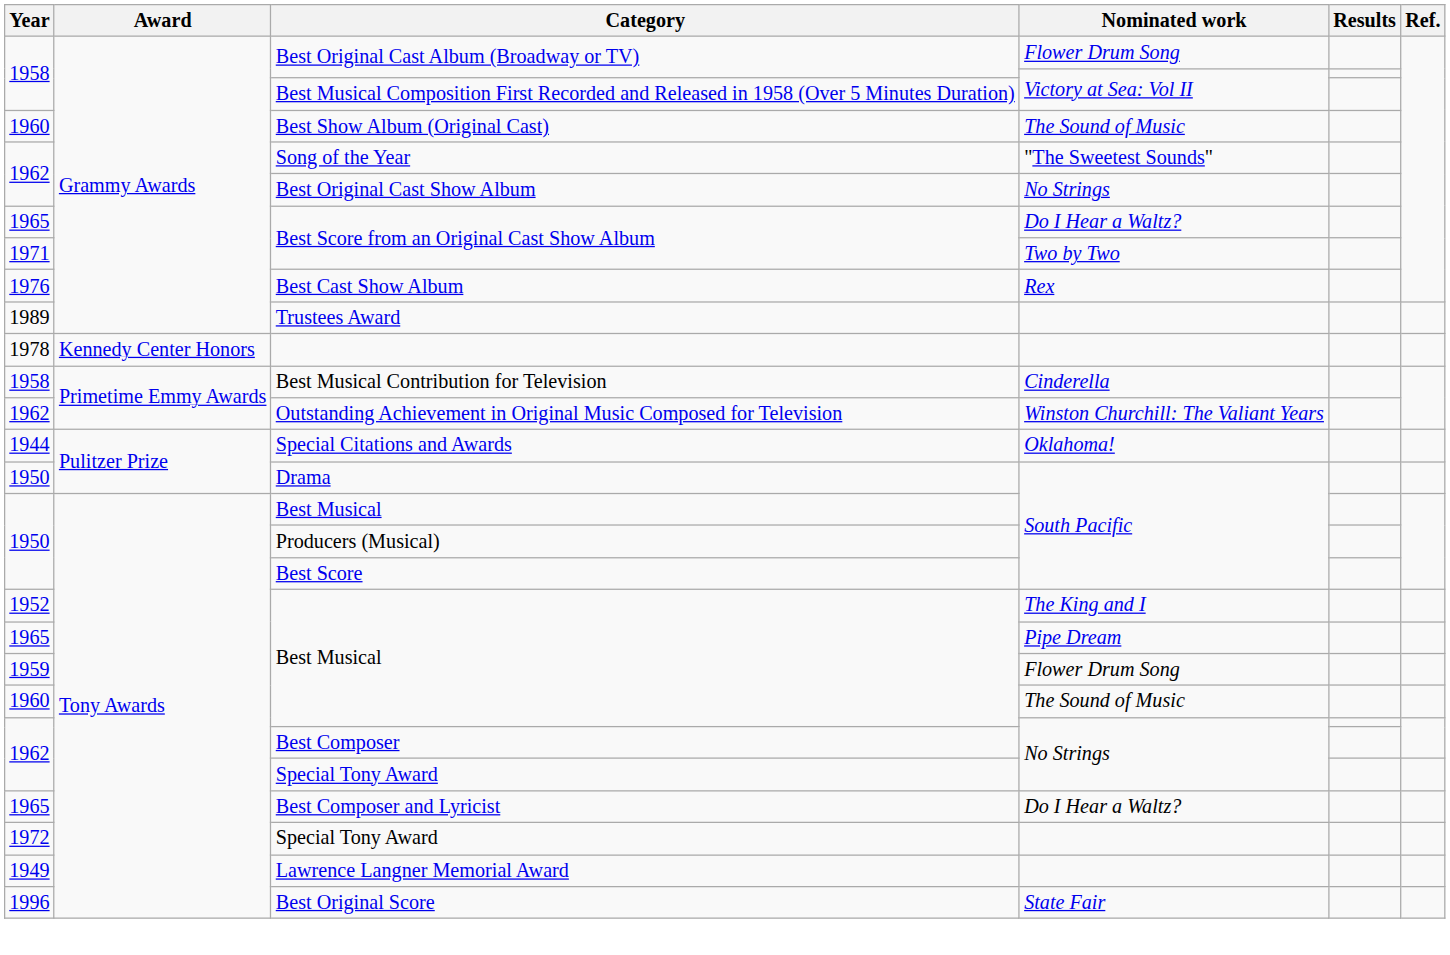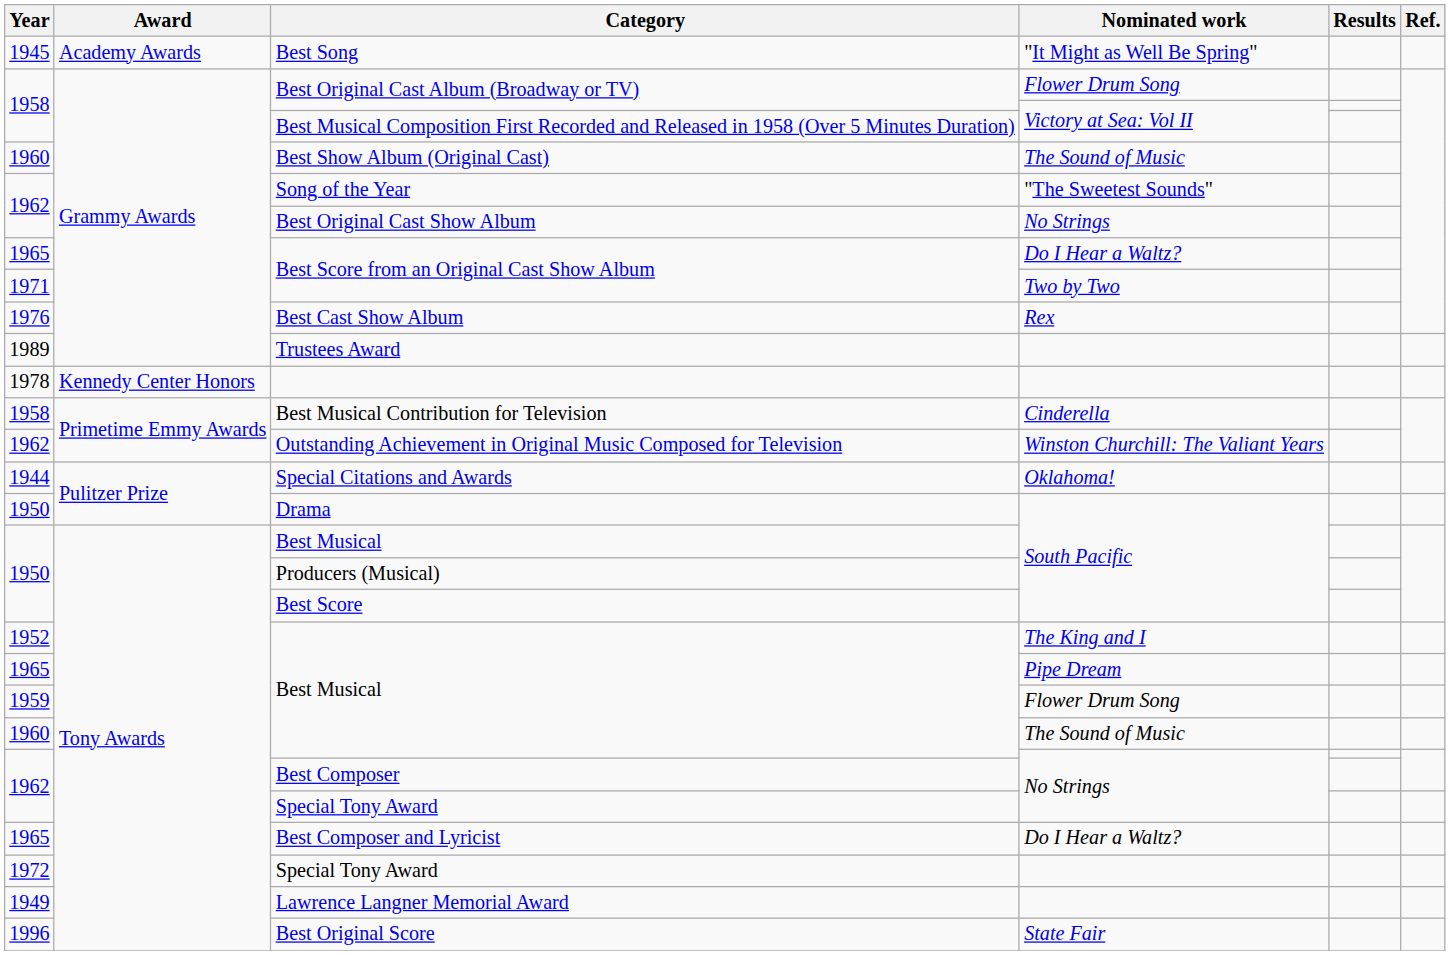+ row: (317, 52)
